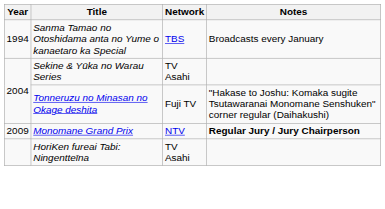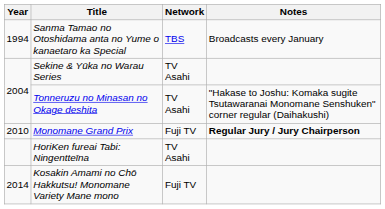(181, 104) Fuji TV -> (177, 104) TV Asahi
(18, 131) 2009 -> (18, 131) 2010
(175, 131) NTV -> (181, 131) Fuji TV
+ row: (85, 184)
